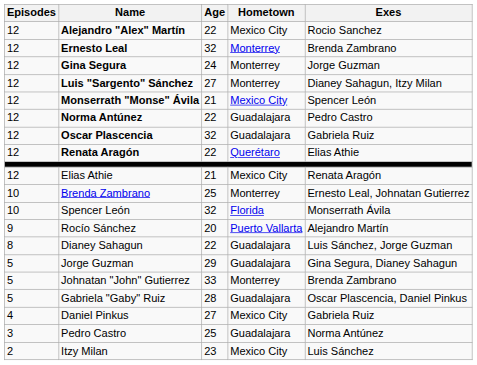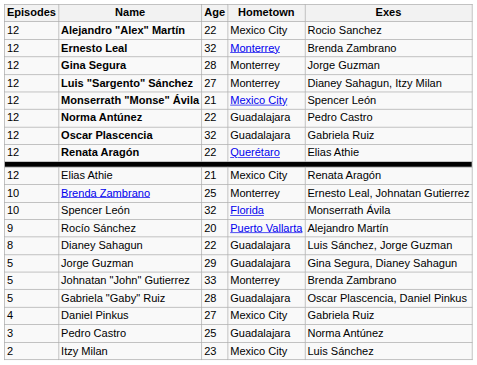(210, 65) 24 -> (210, 65) 28
